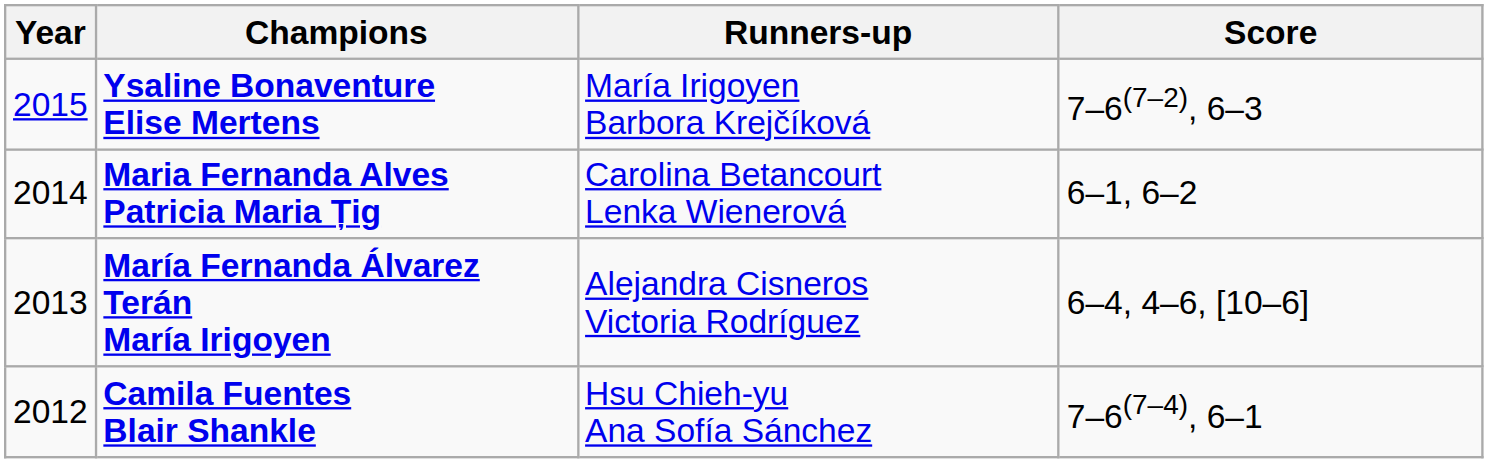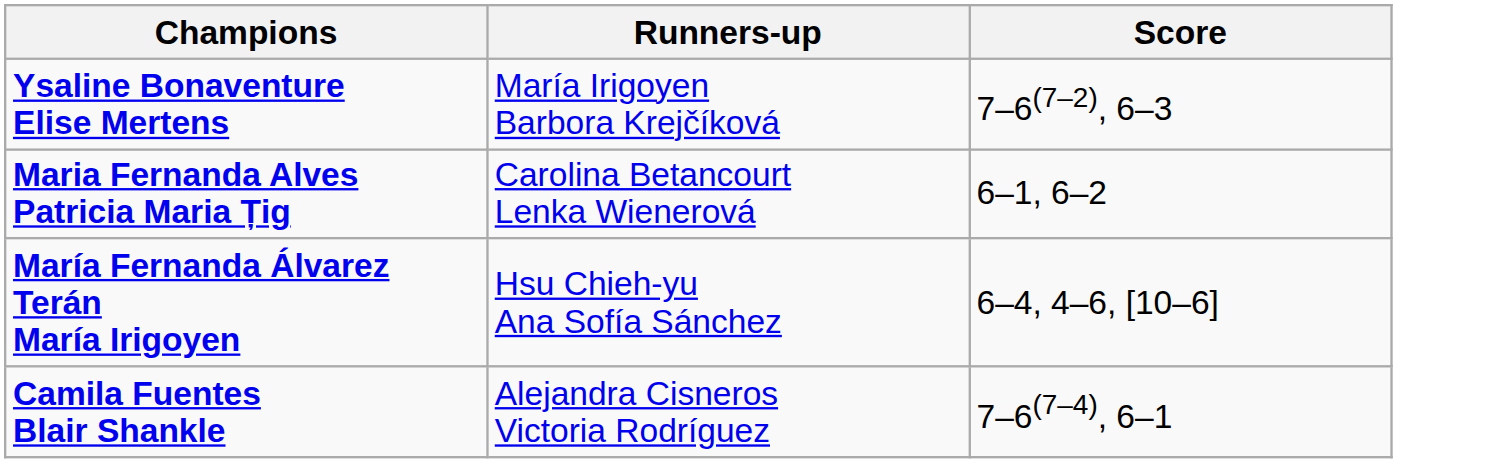- column: (50, 32)
(727, 303) Alejandra Cisneros Victoria Rodríguez -> (638, 303) Hsu Chieh-yu Ana Sofía Sánchez
(729, 412) Hsu Chieh-yu Ana Sofía Sánchez -> (636, 412) Alejandra Cisneros Victoria Rodríguez
